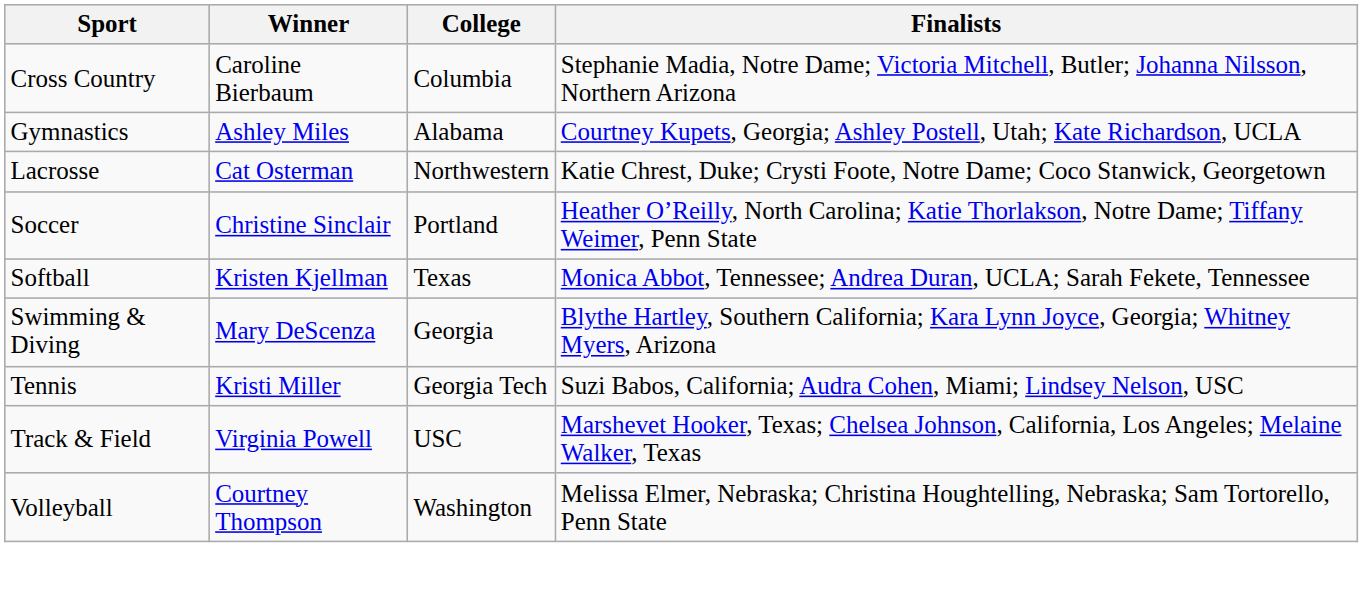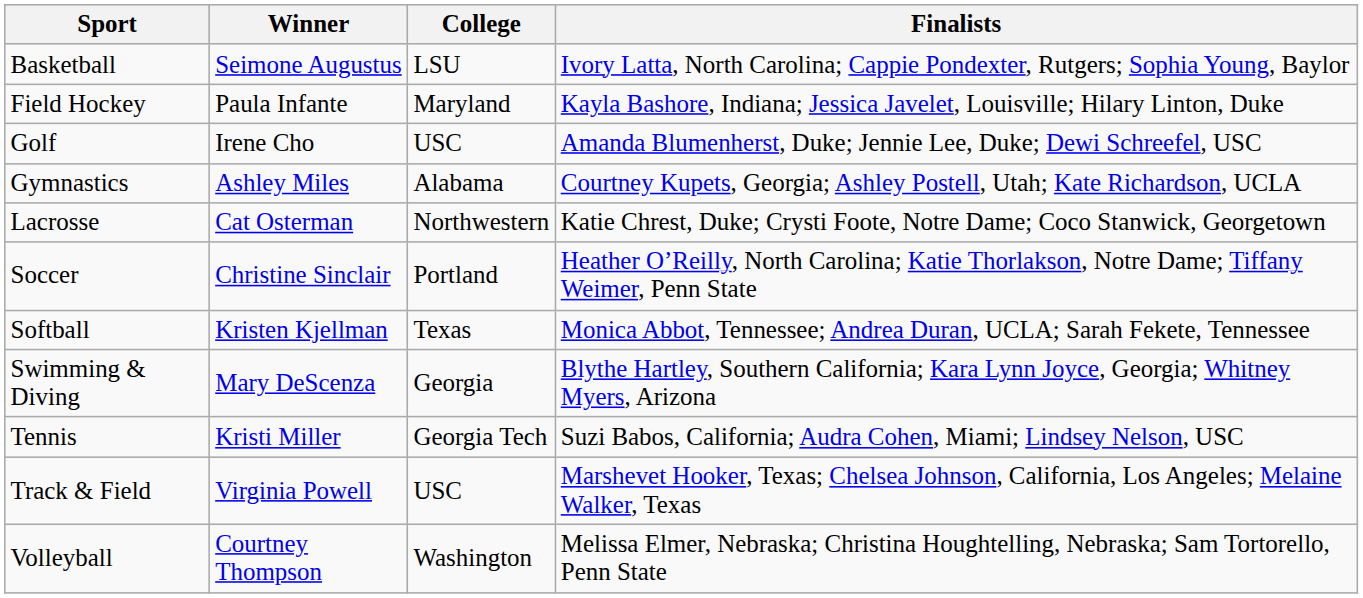+ row: (63, 63)
- row: (83, 77)
+ row: (78, 103)
+ row: (33, 143)
